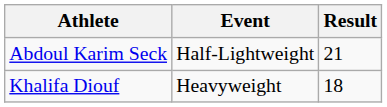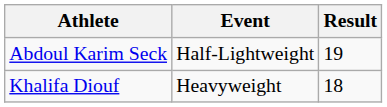(333, 53) 21 -> (333, 53) 19
